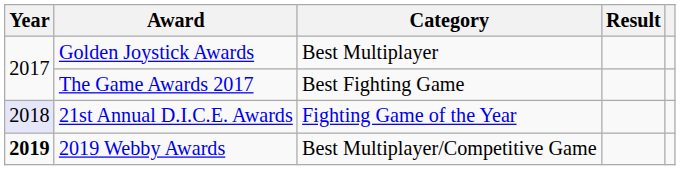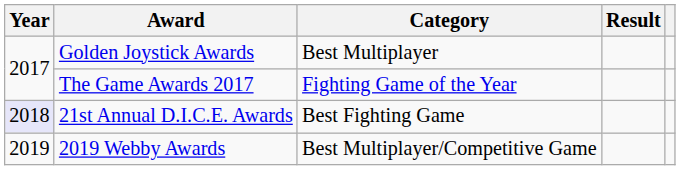(383, 84) Best Fighting Game -> (409, 84) Fighting Game of the Year
(409, 116) Fighting Game of the Year -> (383, 116) Best Fighting Game
(29, 148) bold -> (29, 148) normal
